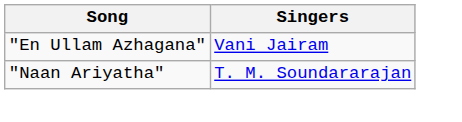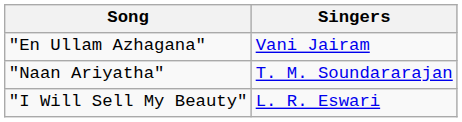+ row: (128, 103)
